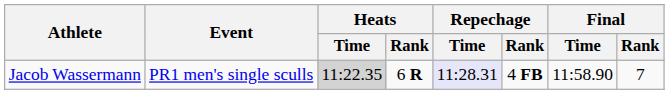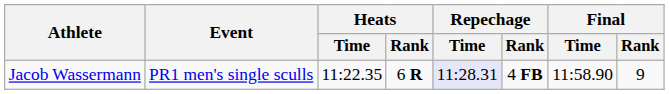(352, 75) lightgrey background -> (352, 75) no background
(640, 75) 7 -> (640, 75) 9
